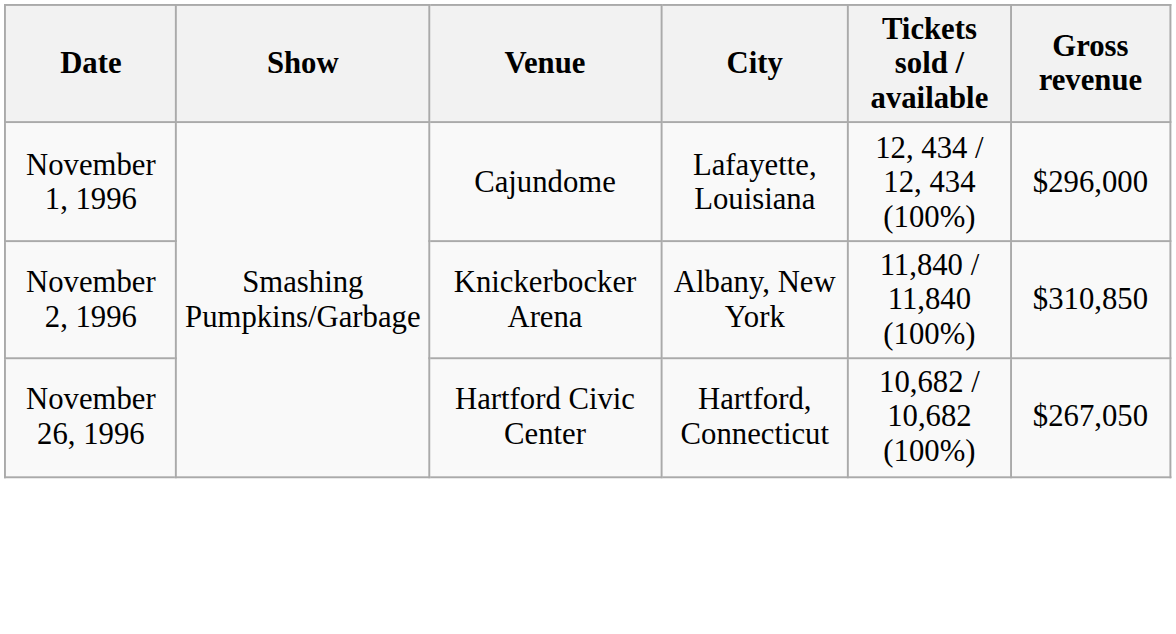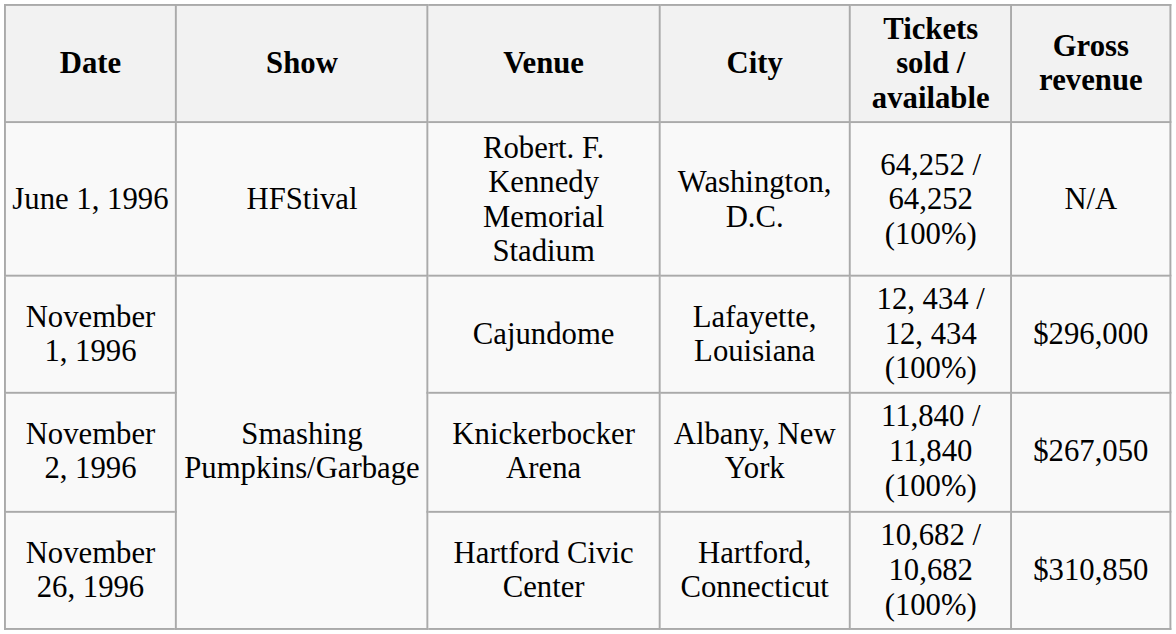+ row: (90, 198)
(1090, 299) $310,850 -> (1091, 451) $267,050
(1090, 416) $267,050 -> (1091, 569) $310,850
